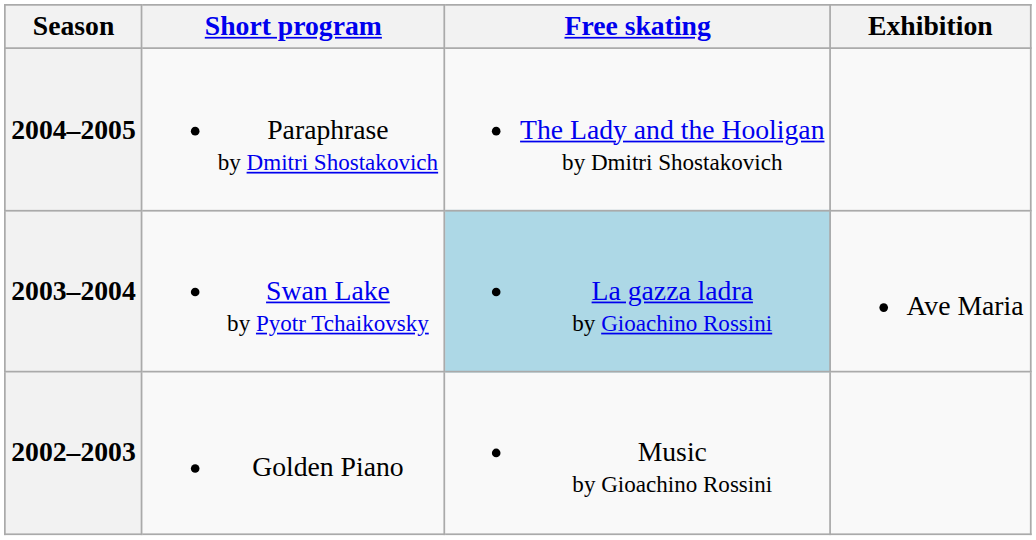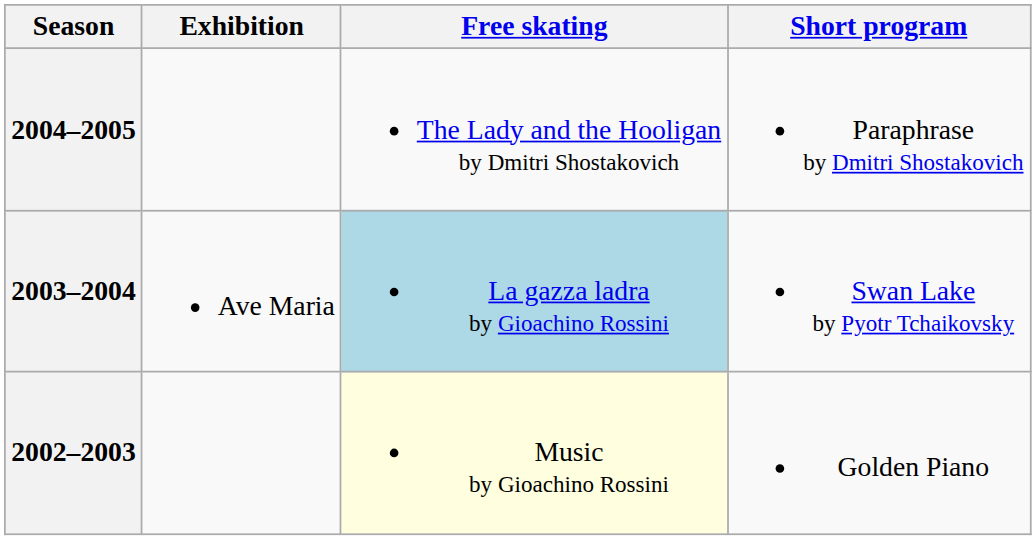columns swapped: (293, 26) <-> (930, 26)
(638, 468) no background -> (534, 468) lightyellow background
